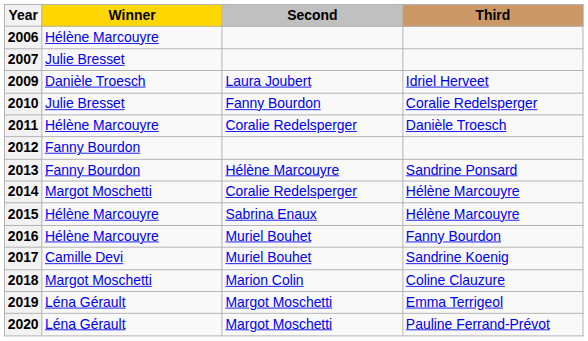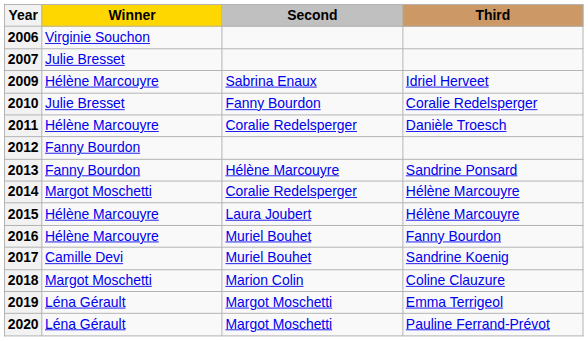(102, 37) Hélène Marcouyre -> (98, 37) Virginie Souchon
(95, 81) Danièle Troesch -> (102, 81) Hélène Marcouyre
(268, 81) Laura Joubert -> (271, 81) Sabrina Enaux
(271, 214) Sabrina Enaux -> (268, 214) Laura Joubert
